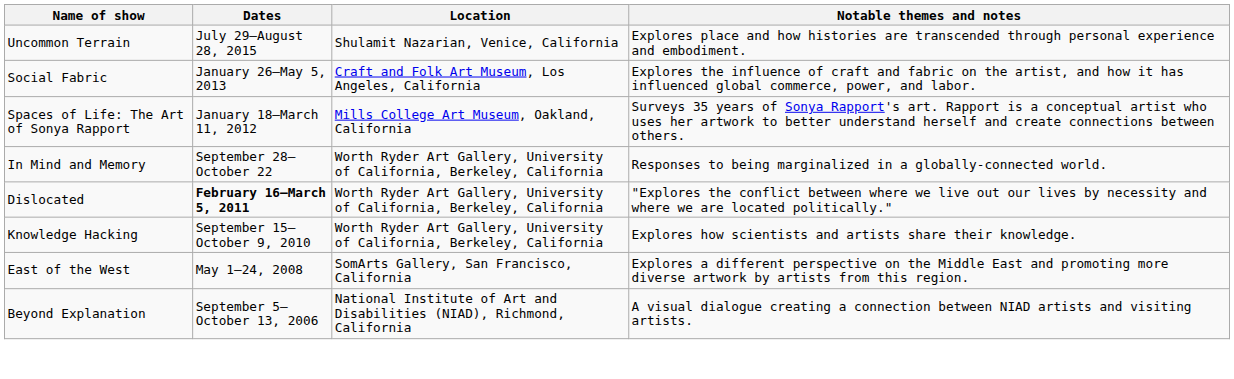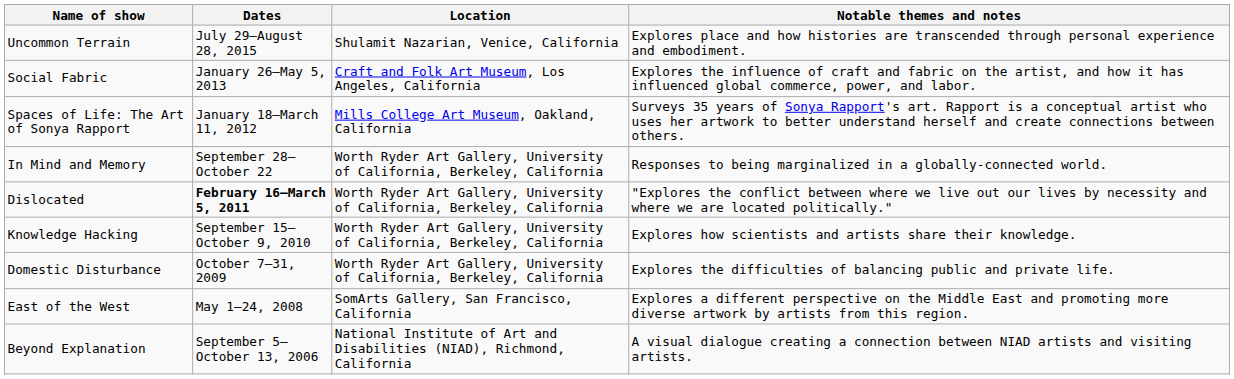+ row: (84, 270)
